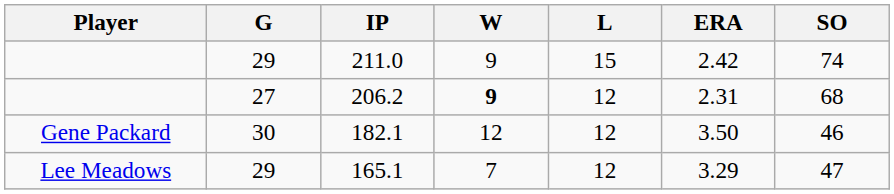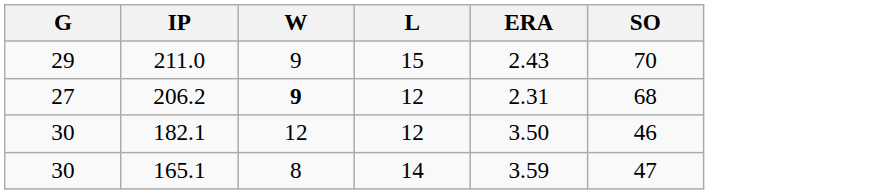- column: (106, 22)
(718, 59) 2.42 -> (529, 59) 2.43
(832, 59) 74 -> (645, 59) 70
(264, 170) 29 -> (63, 170) 30
(491, 170) 7 -> (296, 170) 8
(605, 170) 12 -> (412, 170) 14
(718, 170) 3.29 -> (529, 170) 3.59
